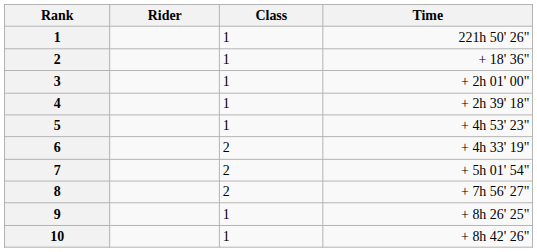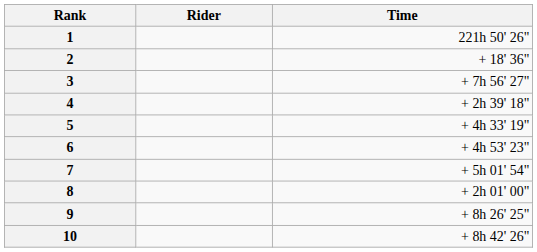- column: (271, 15)
(495, 81) + 2h 01' 00" -> (495, 81) + 7h 56' 27"
(495, 125) + 4h 53' 23" -> (495, 125) + 4h 33' 19"
(495, 147) + 4h 33' 19" -> (495, 147) + 4h 53' 23"
(495, 192) + 7h 56' 27" -> (495, 192) + 2h 01' 00"
